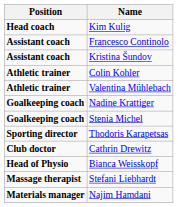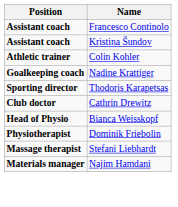- row: (110, 27)
- row: (130, 88)
- row: (116, 118)
+ row: (125, 133)
